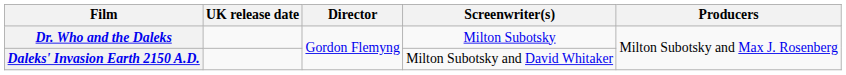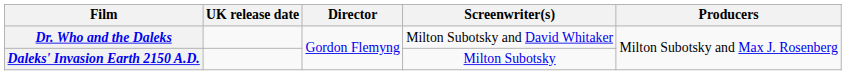(510, 37) Milton Subotsky -> (510, 37) Milton Subotsky and David Whitaker
(510, 59) Milton Subotsky and David Whitaker -> (510, 59) Milton Subotsky
